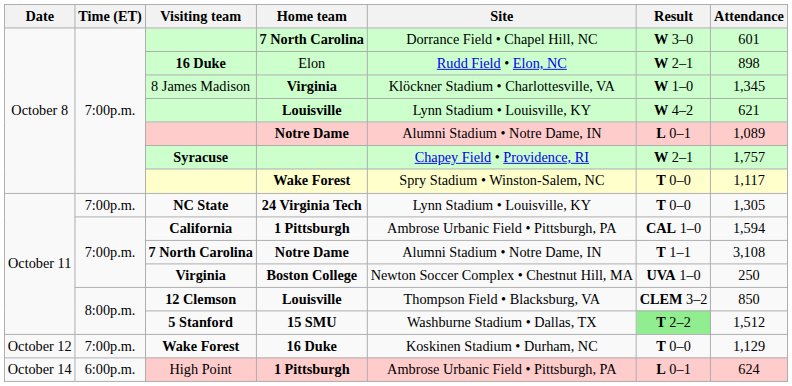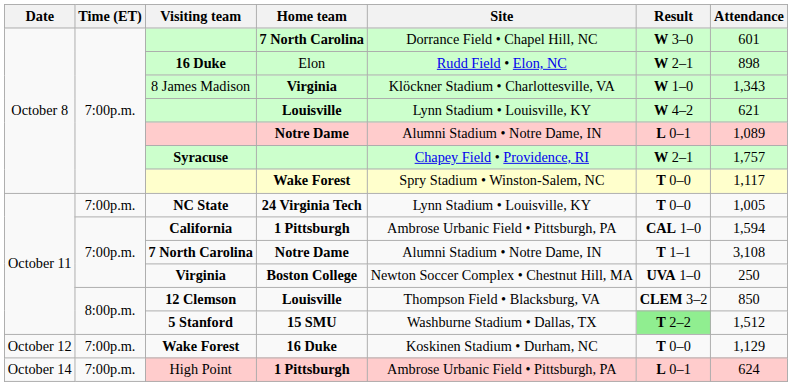(749, 87) 1,345 -> (749, 87) 1,343
(749, 204) 1,305 -> (749, 204) 1,005
(110, 369) 6:00p.m. -> (110, 369) 7:00p.m.
